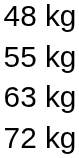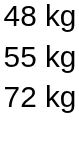- row: (40, 97)
